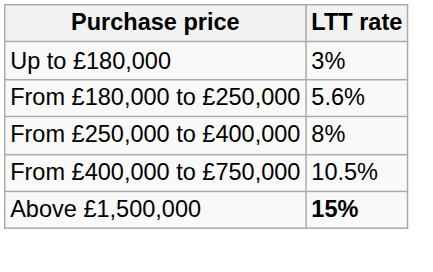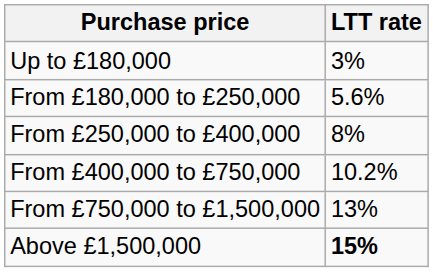(345, 172) 10.5% -> (364, 172) 10.2%
+ row: (165, 209)
